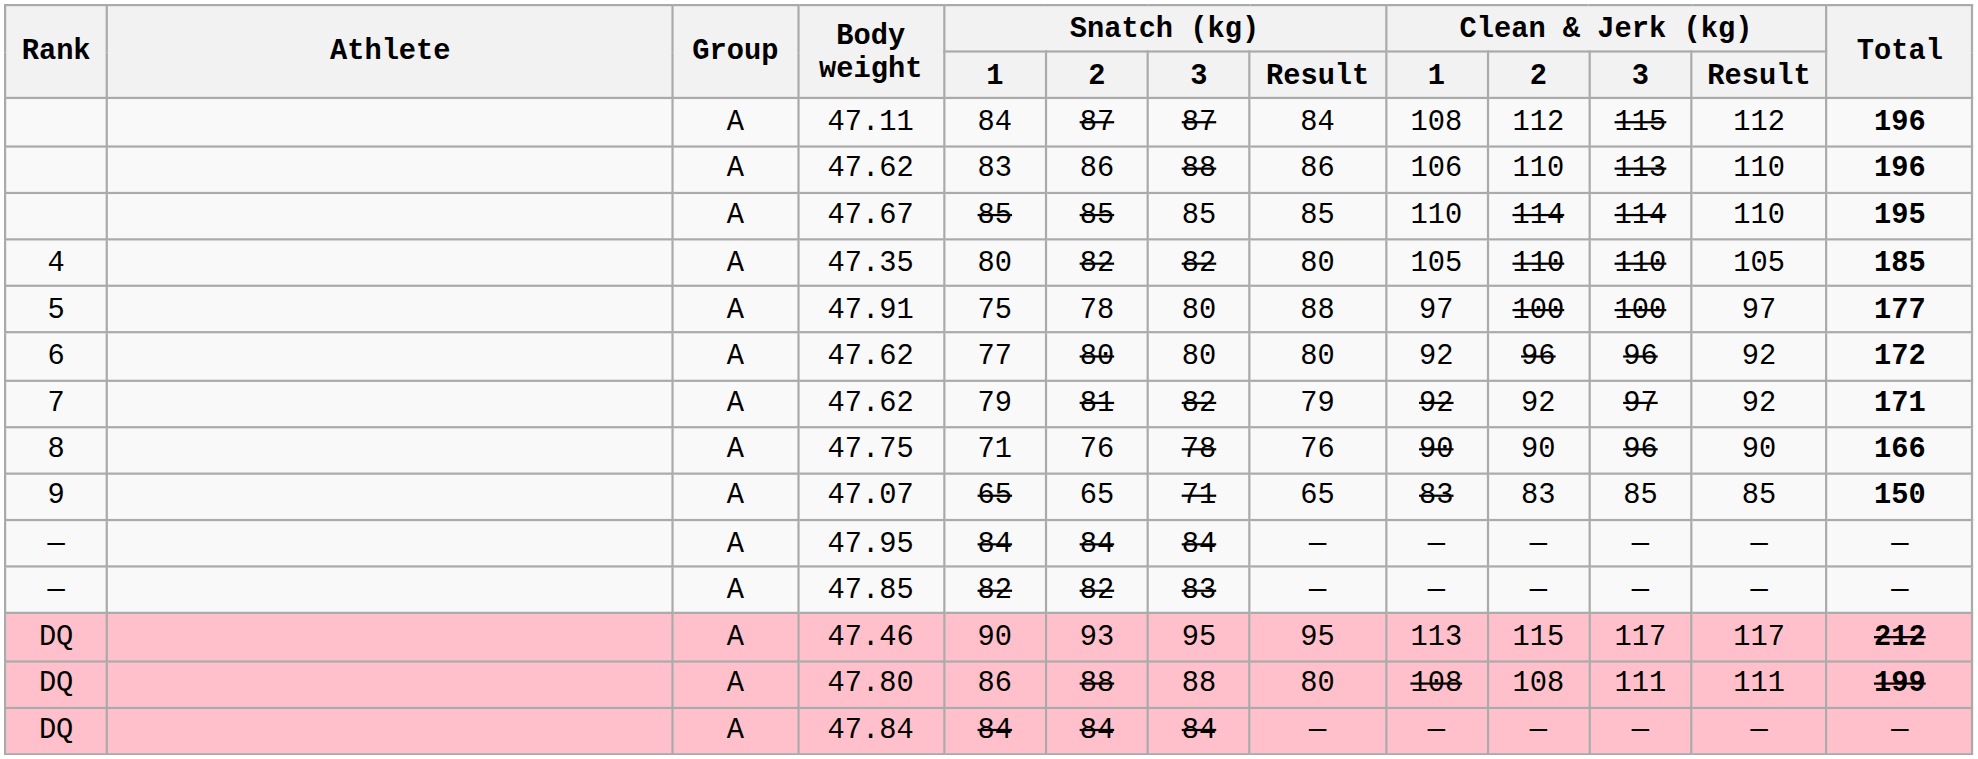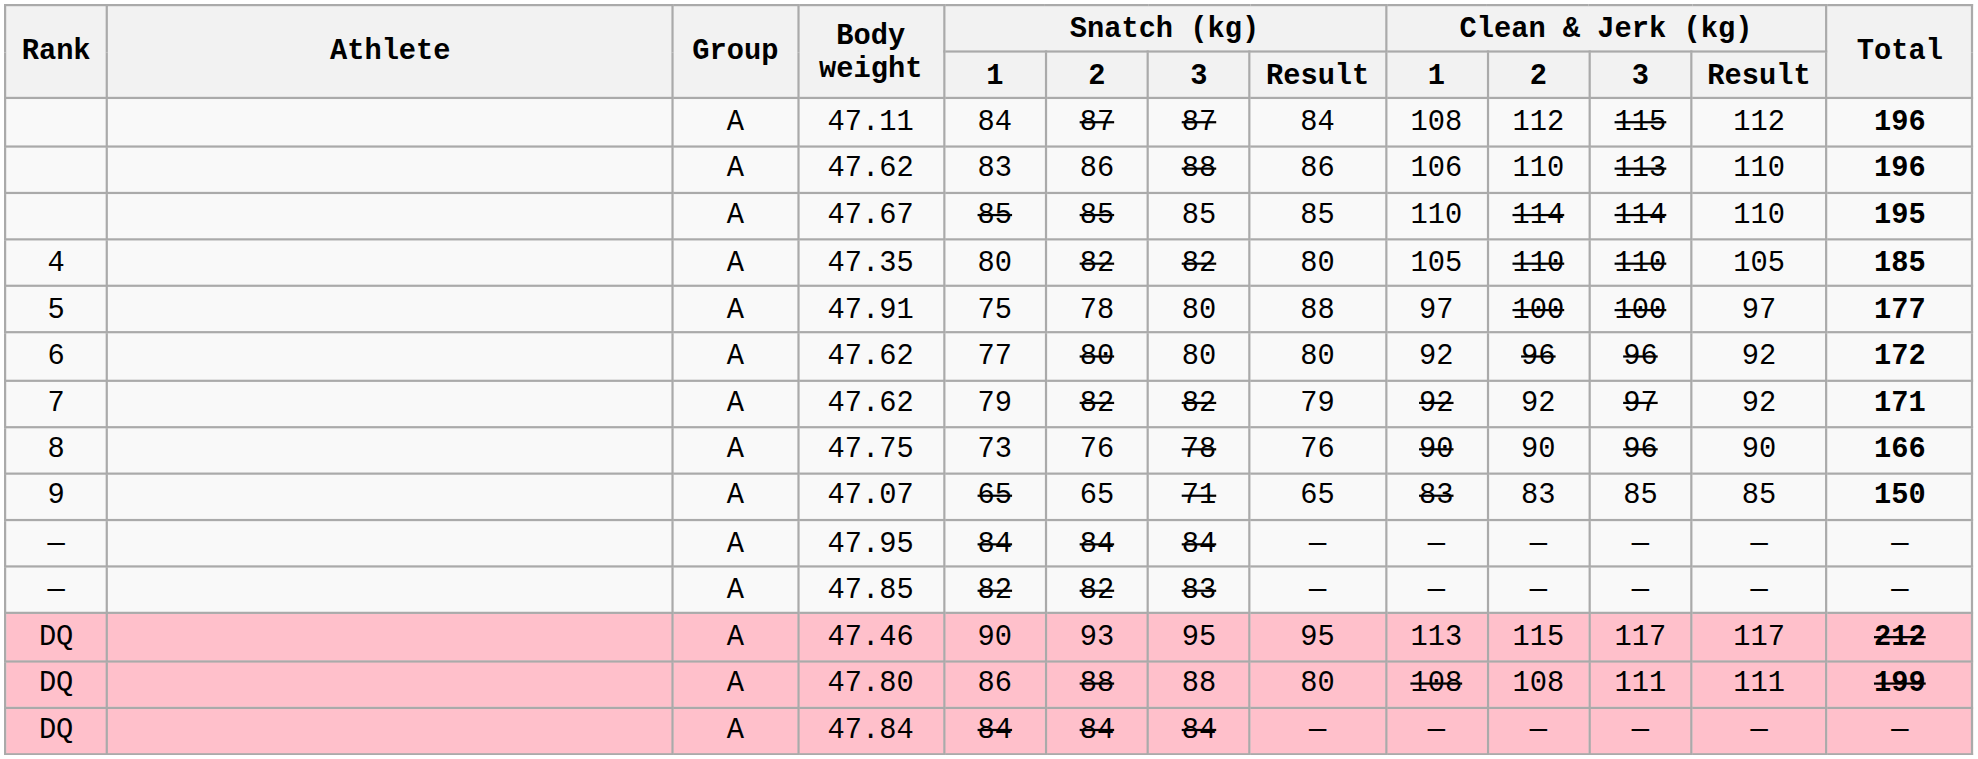(1097, 403) 81 -> (1097, 403) 82
(995, 450) 71 -> (995, 450) 73
